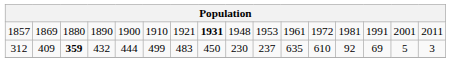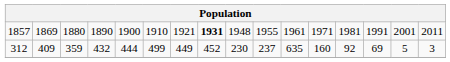(267, 31) 1953 -> (267, 31) 1955
(322, 31) 1972 -> (322, 31) 1971
(74, 48) bold -> (74, 48) normal
(184, 48) 483 -> (184, 48) 449
(212, 48) 450 -> (212, 48) 452
(322, 48) 610 -> (322, 48) 160
